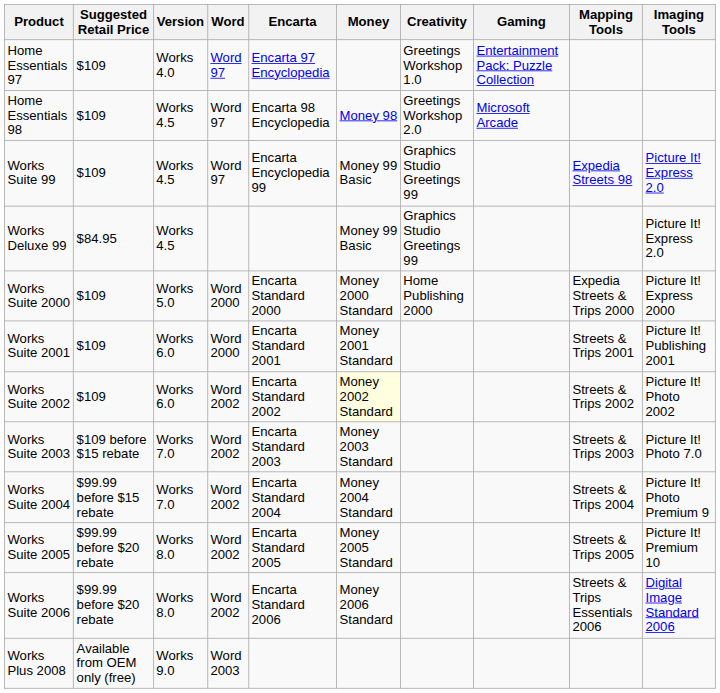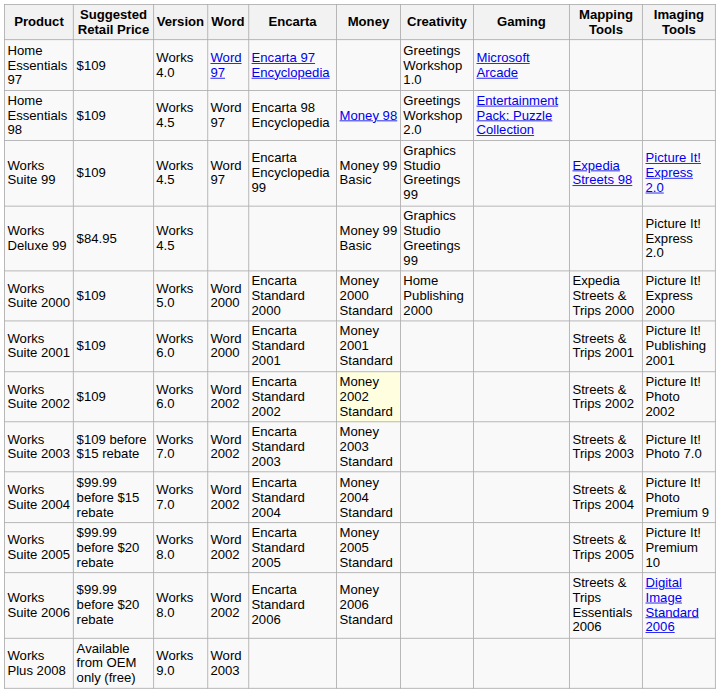(517, 65) Entertainment Pack: Puzzle Collection -> (503, 65) Microsoft Arcade
(503, 115) Microsoft Arcade -> (517, 115) Entertainment Pack: Puzzle Collection
